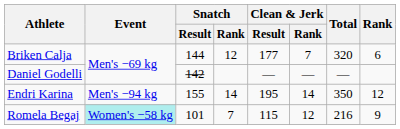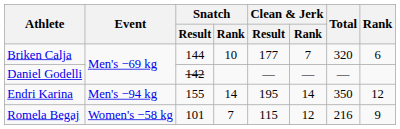(231, 54) 12 -> (231, 54) 10
(130, 114) paleturquoise background -> (130, 114) no background
